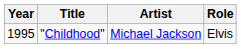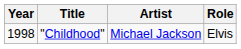(21, 33) 1995 -> (21, 33) 1998
